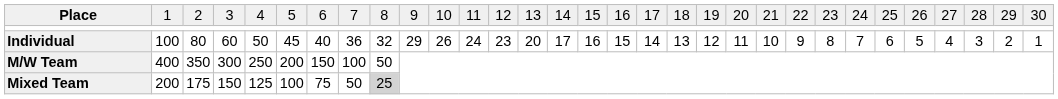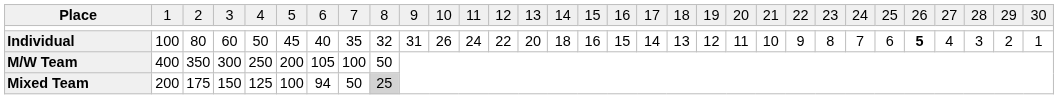(354, 41) 36 -> (354, 41) 35
(414, 41) 29 -> (414, 41) 31
(503, 41) 23 -> (503, 41) 22
(563, 41) 17 -> (563, 41) 18
(919, 41) normal -> (919, 41) bold
(323, 62) 150 -> (323, 62) 105
(323, 83) 75 -> (323, 83) 94
